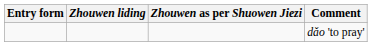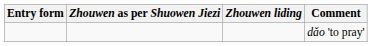columns swapped: (226, 13) <-> (107, 13)
